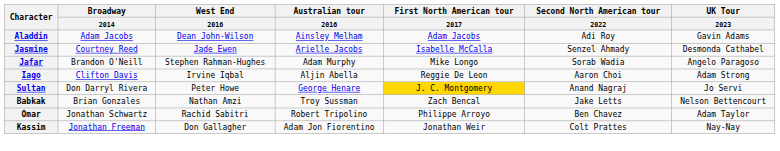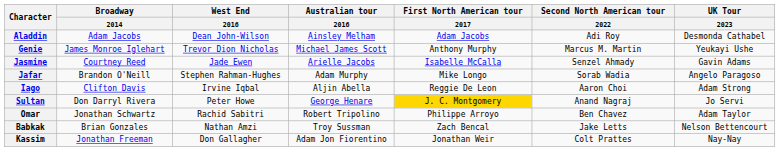(723, 37) Gavin Adams -> (725, 37) Desmonda Cathabel
+ row: (30, 50)
(723, 50) Desmonda Cathabel -> (725, 62) Gavin Adams
rows swapped: (31, 101) <-> (31, 114)
